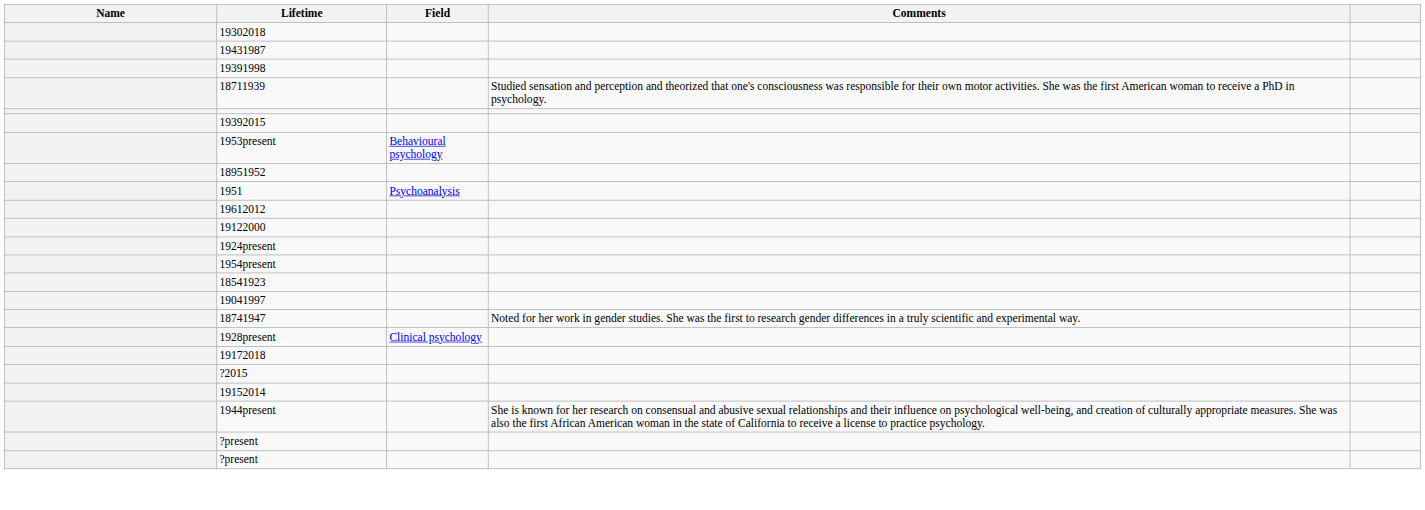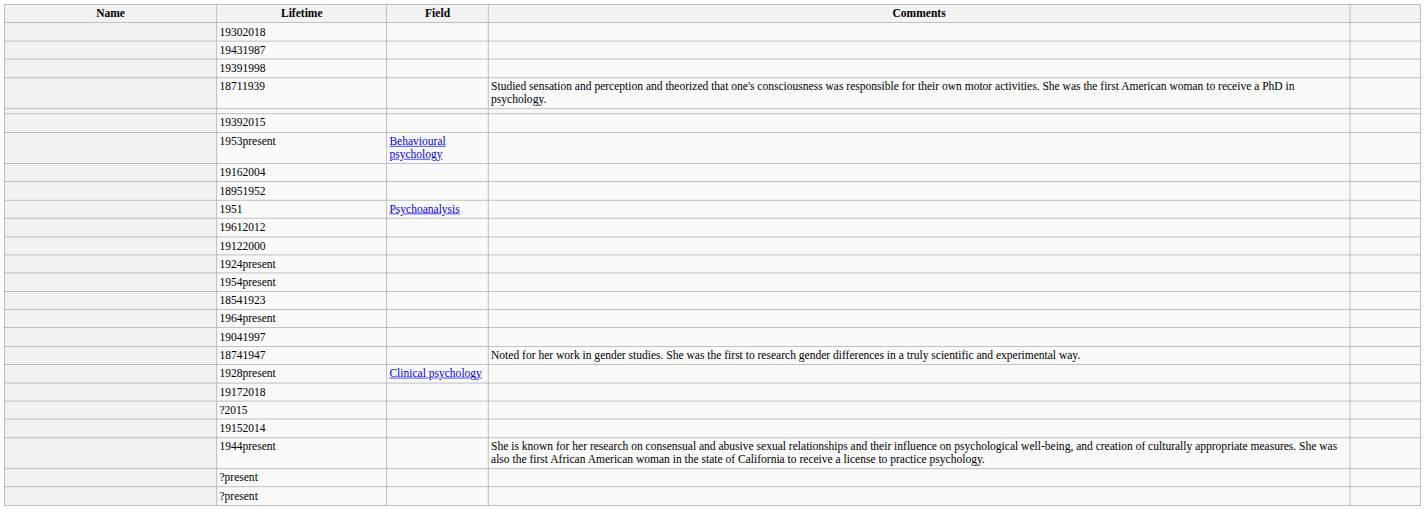+ row: (242, 172)
+ row: (248, 318)
